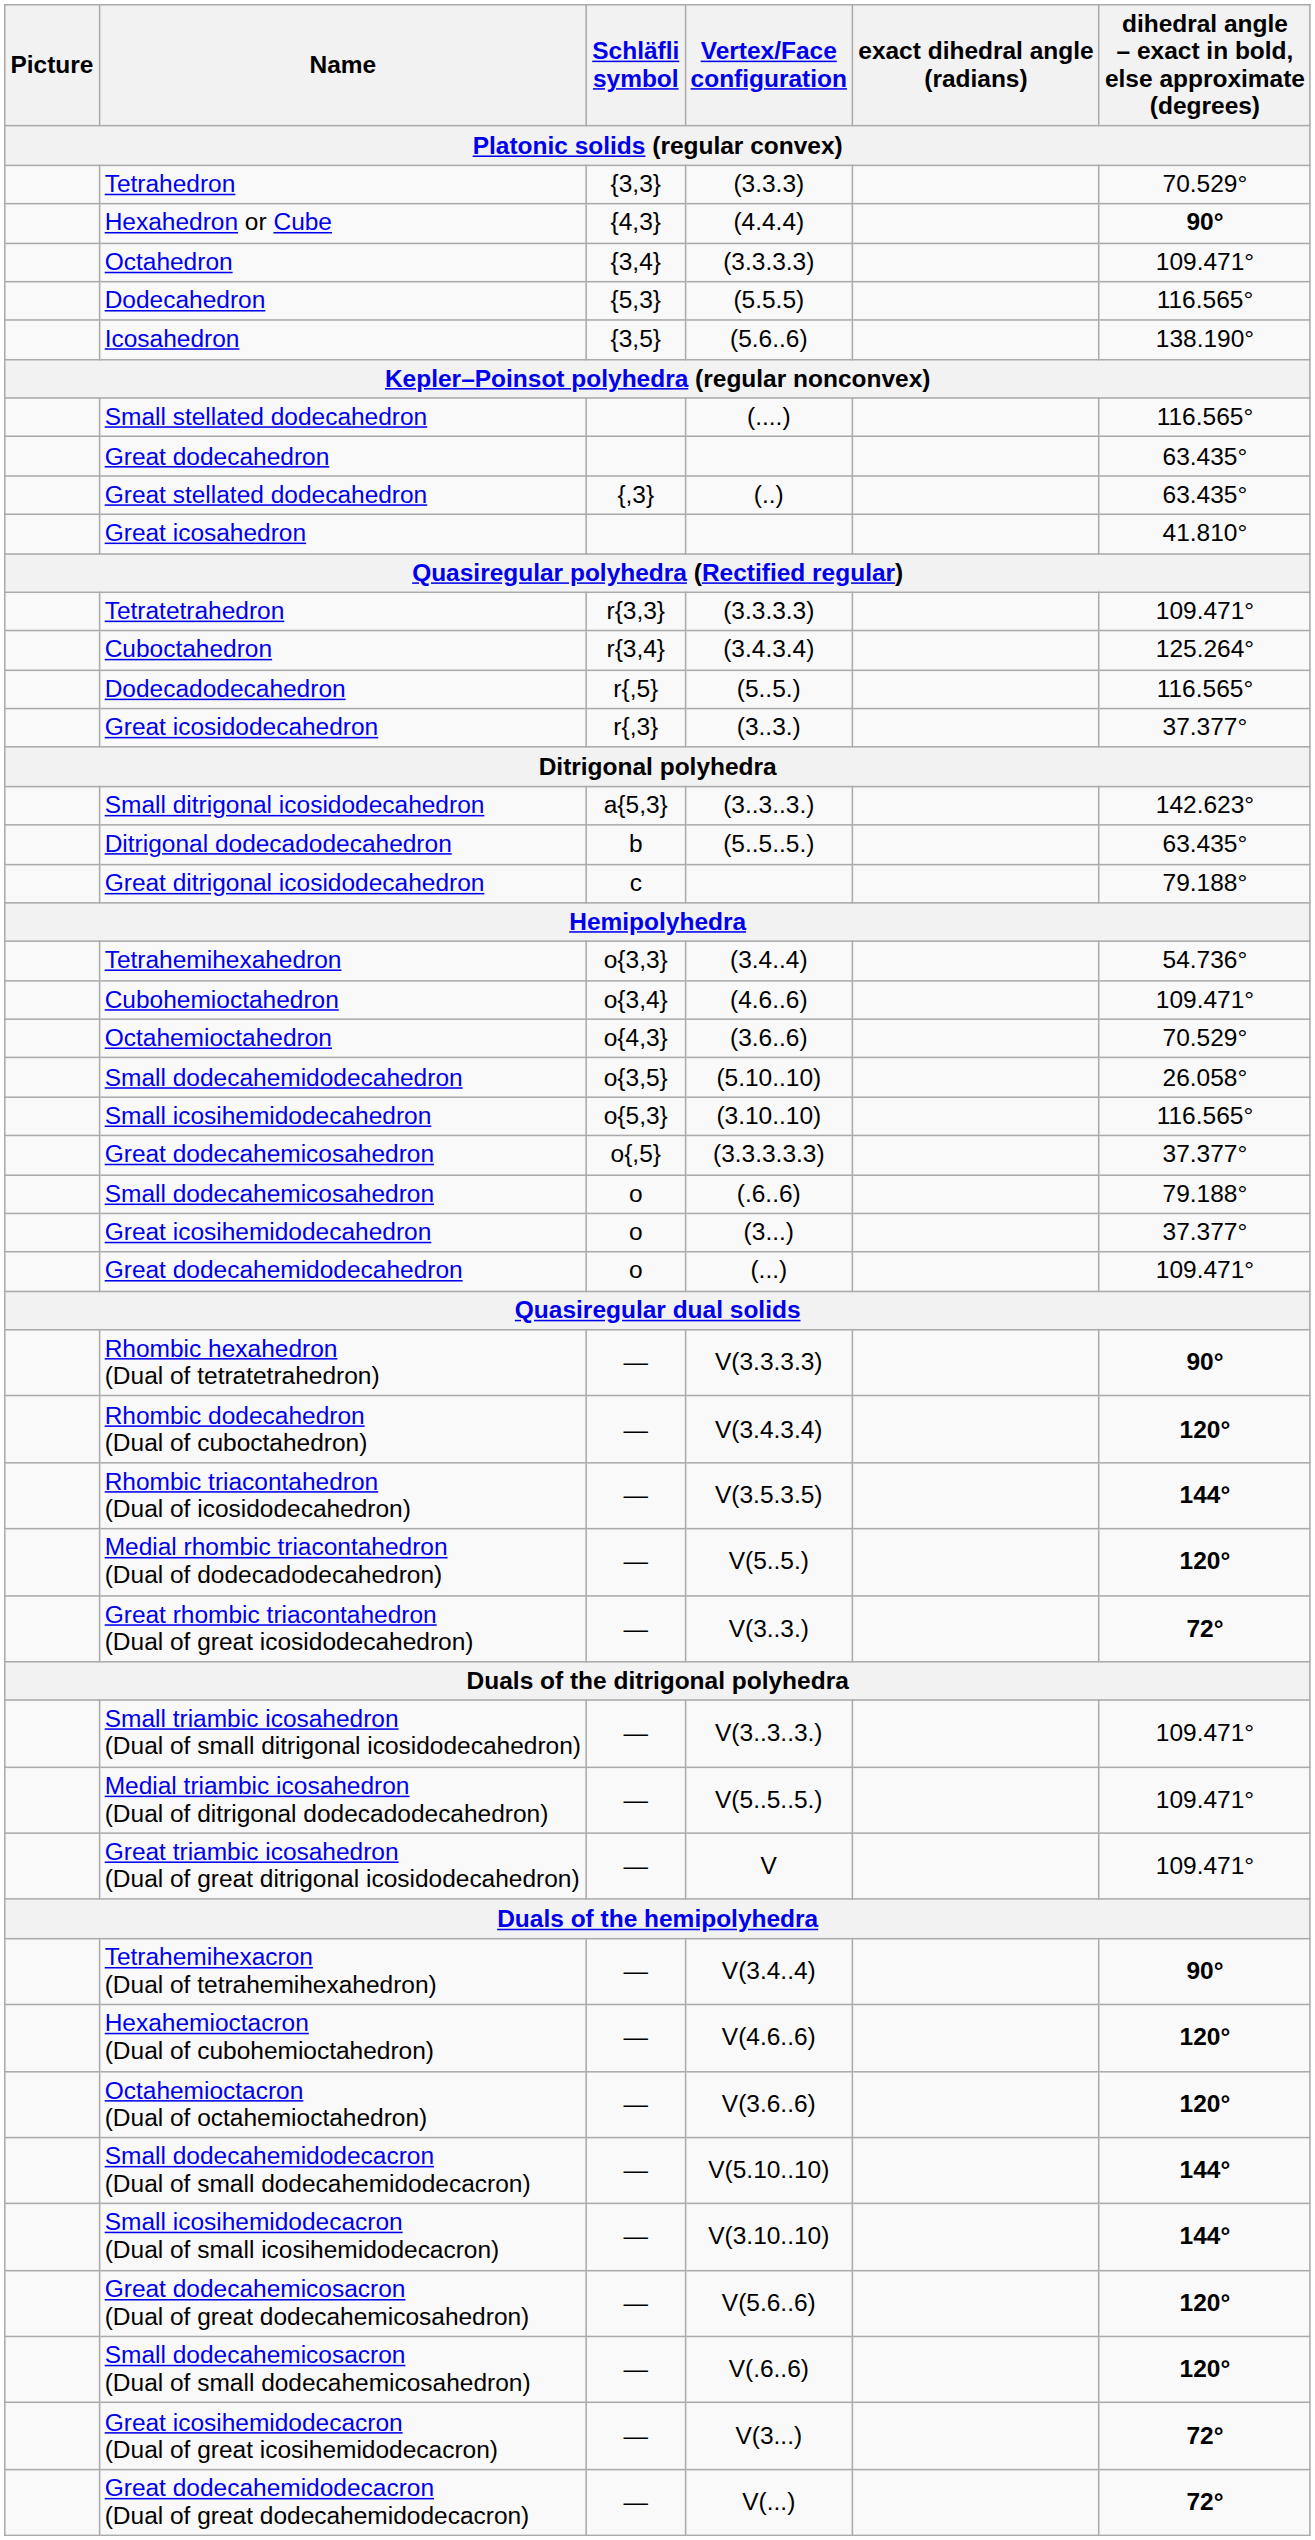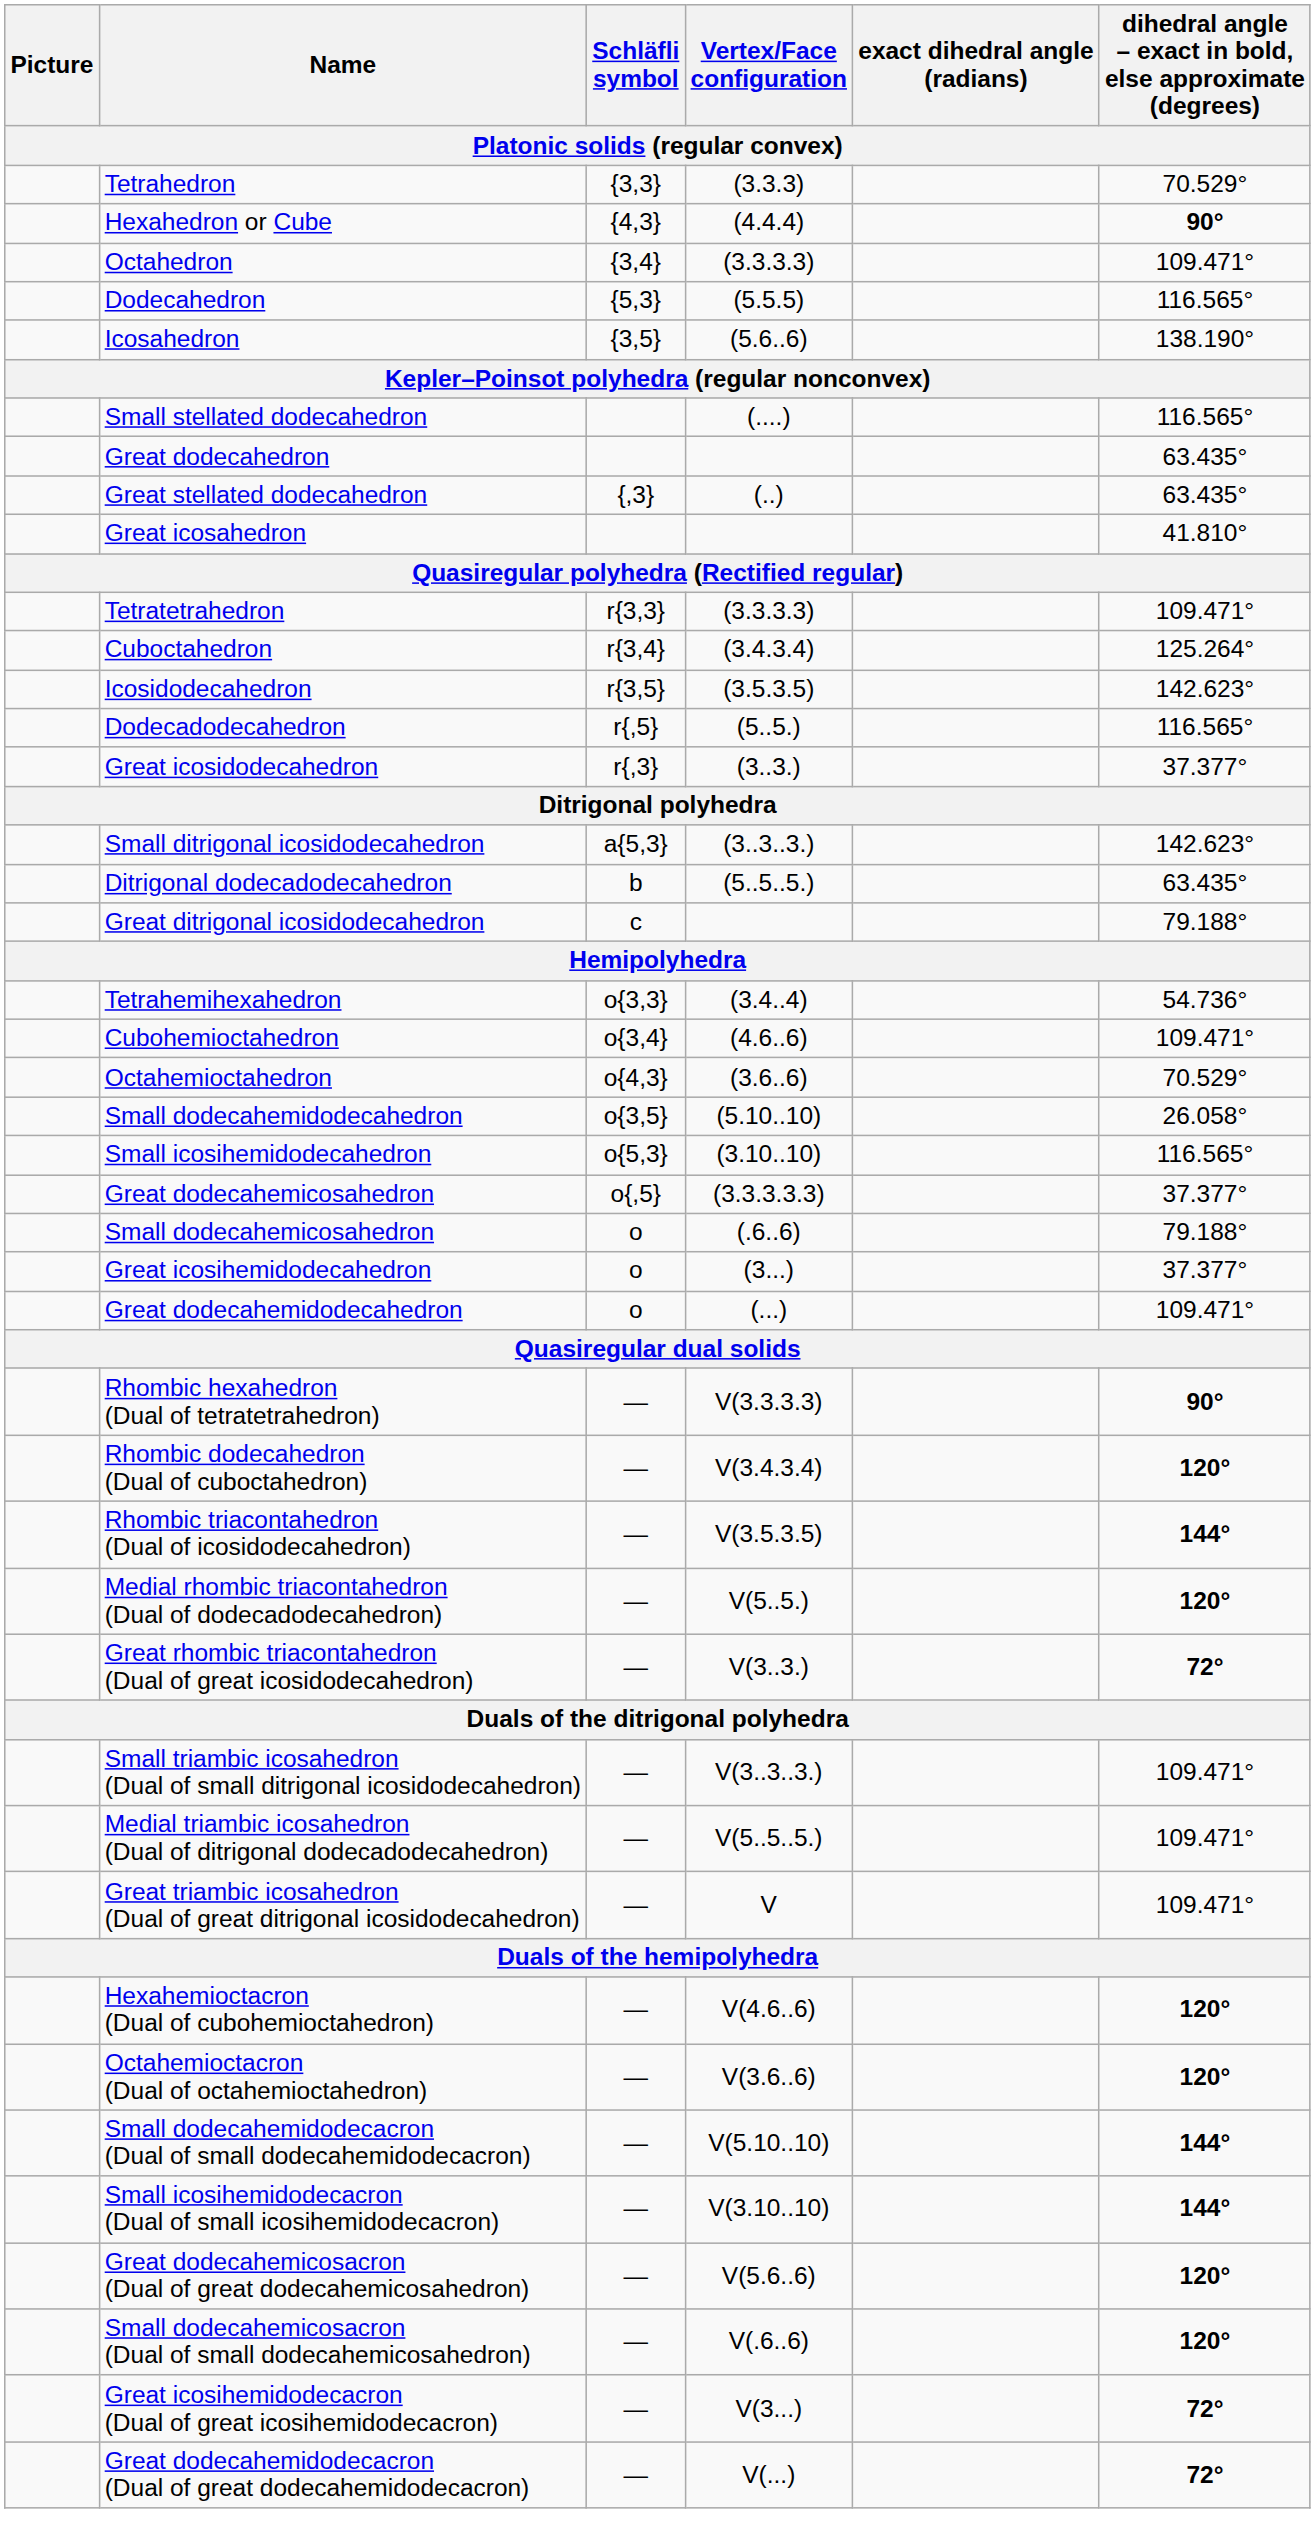+ row: (208, 688)
- row: (271, 1971)
